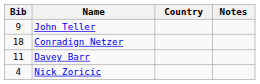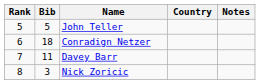+ column: (20, 12)
(18, 27) 9 -> (47, 27) 5
(18, 72) 4 -> (47, 72) 3
